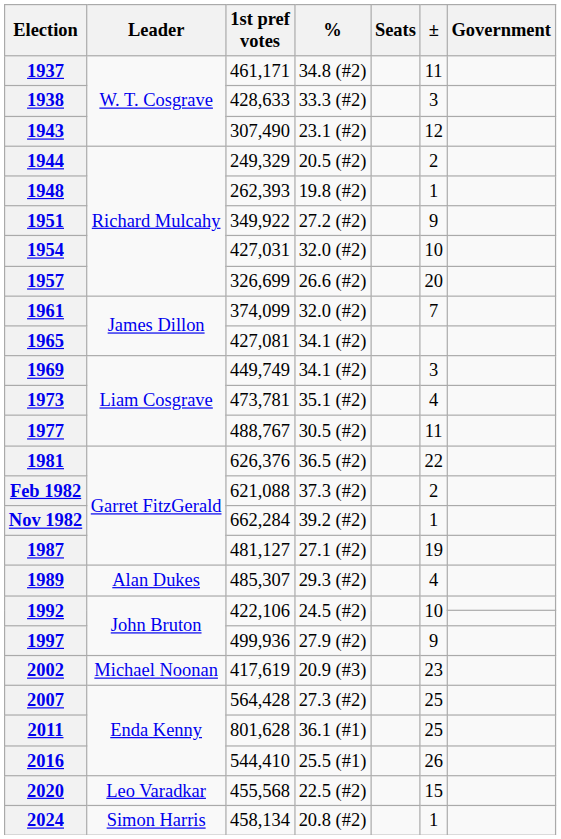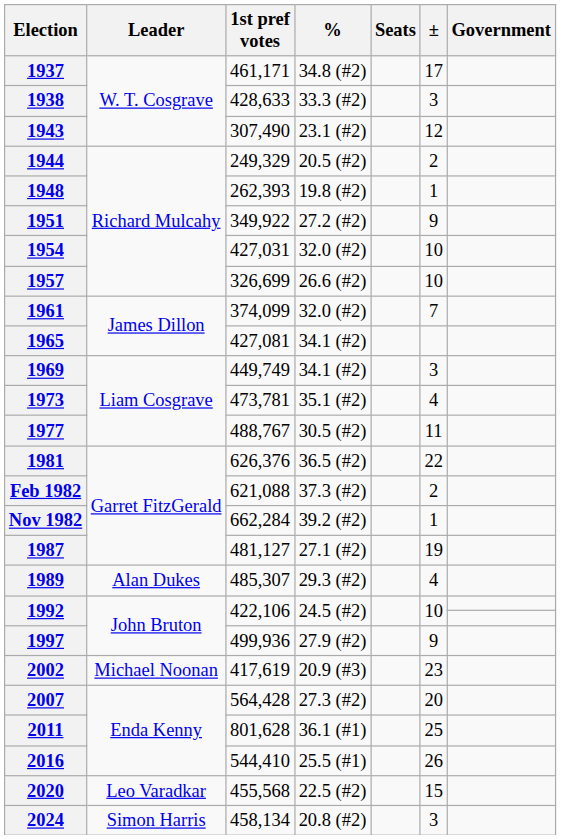(434, 70) 11 -> (434, 70) 17
(434, 280) 20 -> (434, 280) 10
(434, 699) 25 -> (434, 699) 20
(434, 819) 1 -> (434, 819) 3
